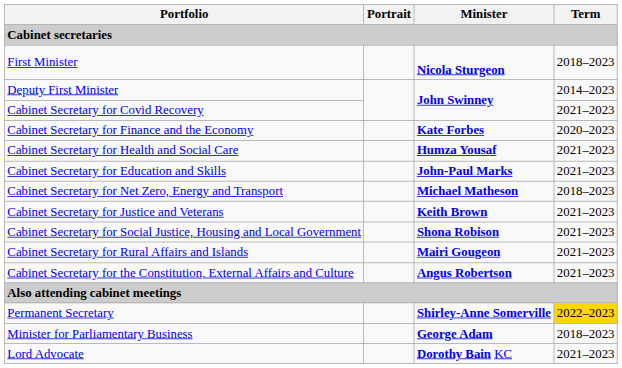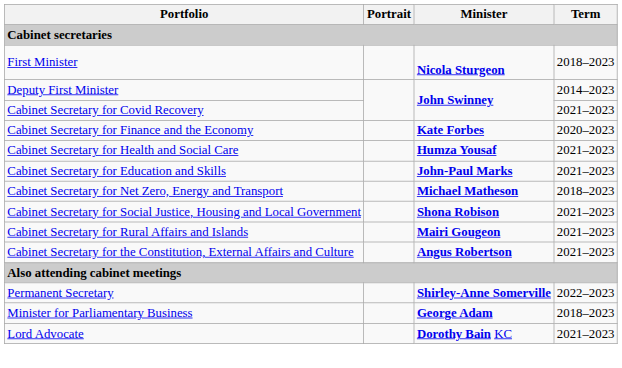- row: (115, 211)
(586, 313) gold background -> (586, 292) no background
